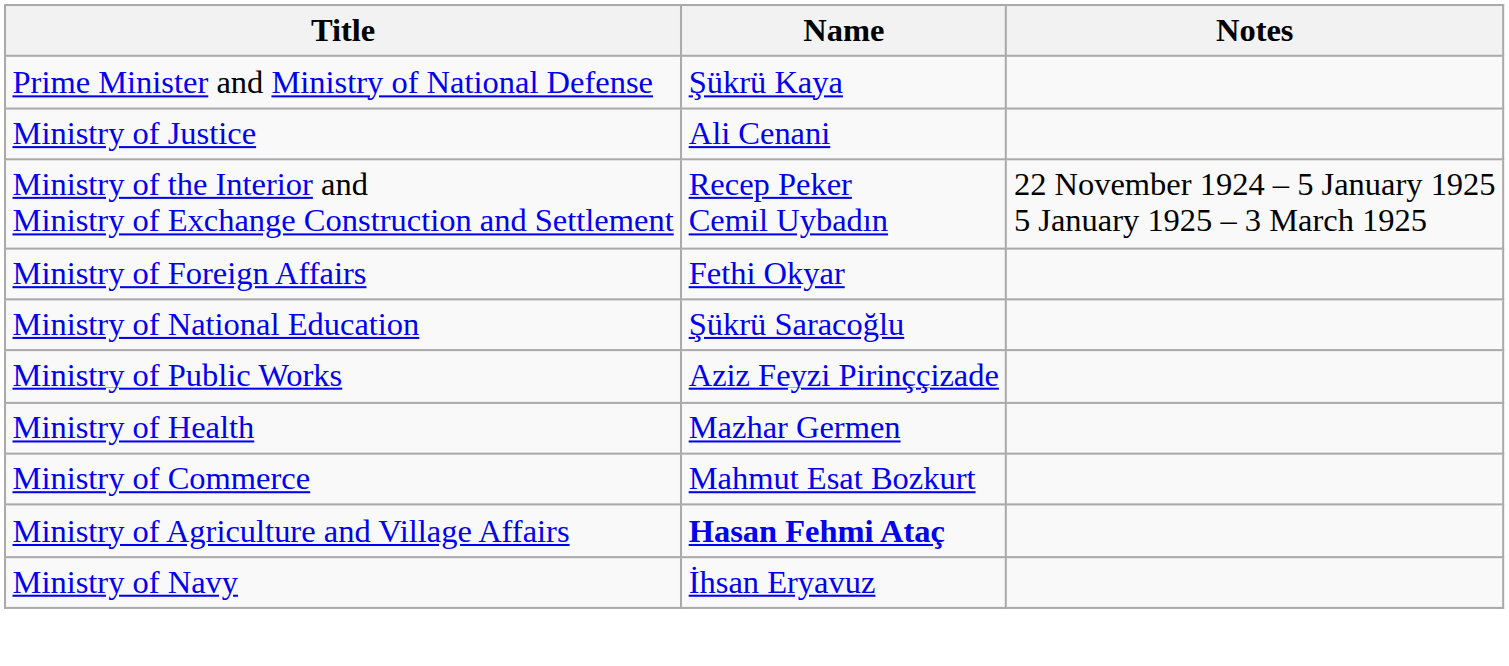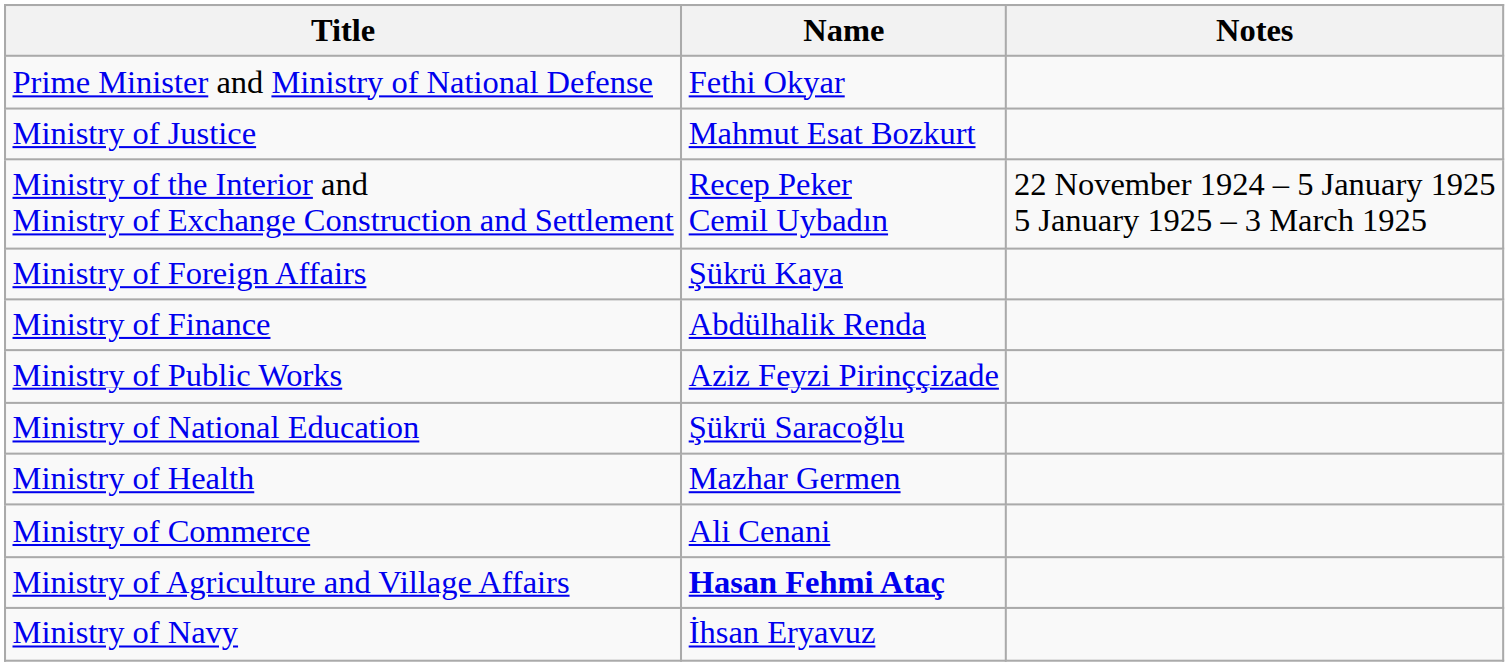(766, 81) Şükrü Kaya -> (767, 81) Fethi Okyar
(759, 133) Ali Cenani -> (832, 133) Mahmut Esat Bozkurt
(767, 272) Fethi Okyar -> (766, 272) Şükrü Kaya
+ row: (142, 324)
rows swapped: (216, 324) <-> (177, 375)
(832, 478) Mahmut Esat Bozkurt -> (759, 530) Ali Cenani
